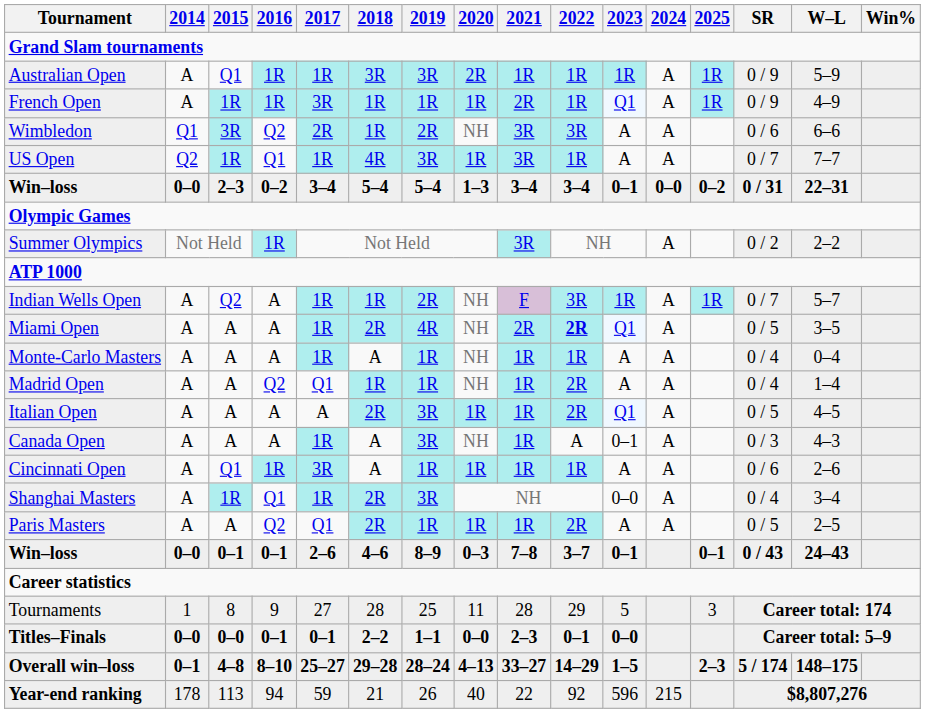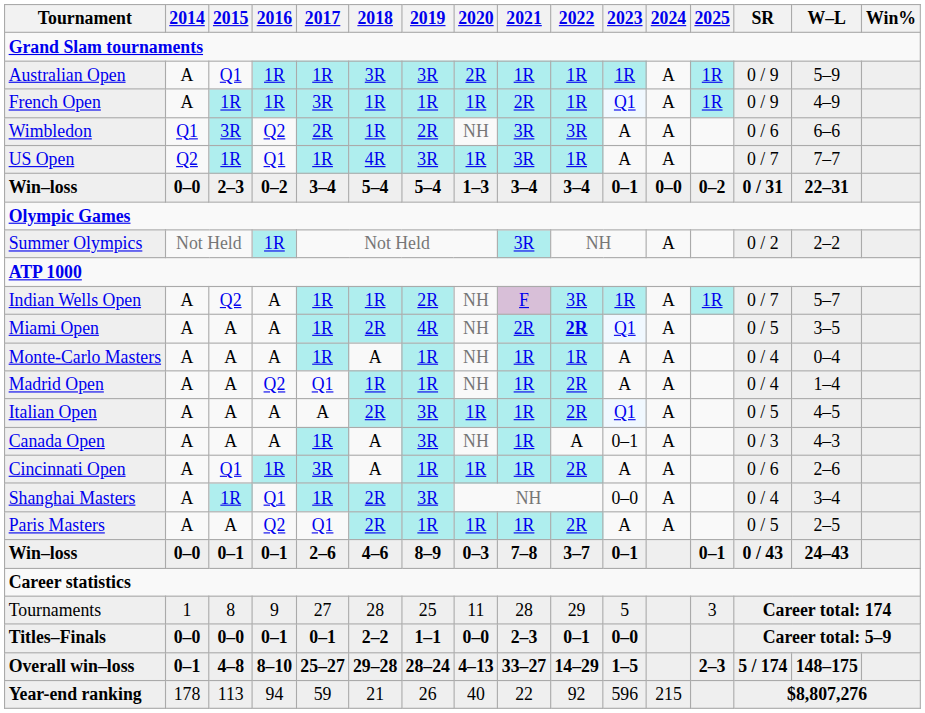(577, 469) 1R -> (577, 469) 2R
